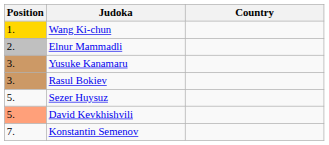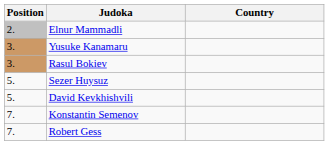- row: (80, 30)
(11, 115) lightsalmon background -> (11, 98) no background
+ row: (75, 132)
